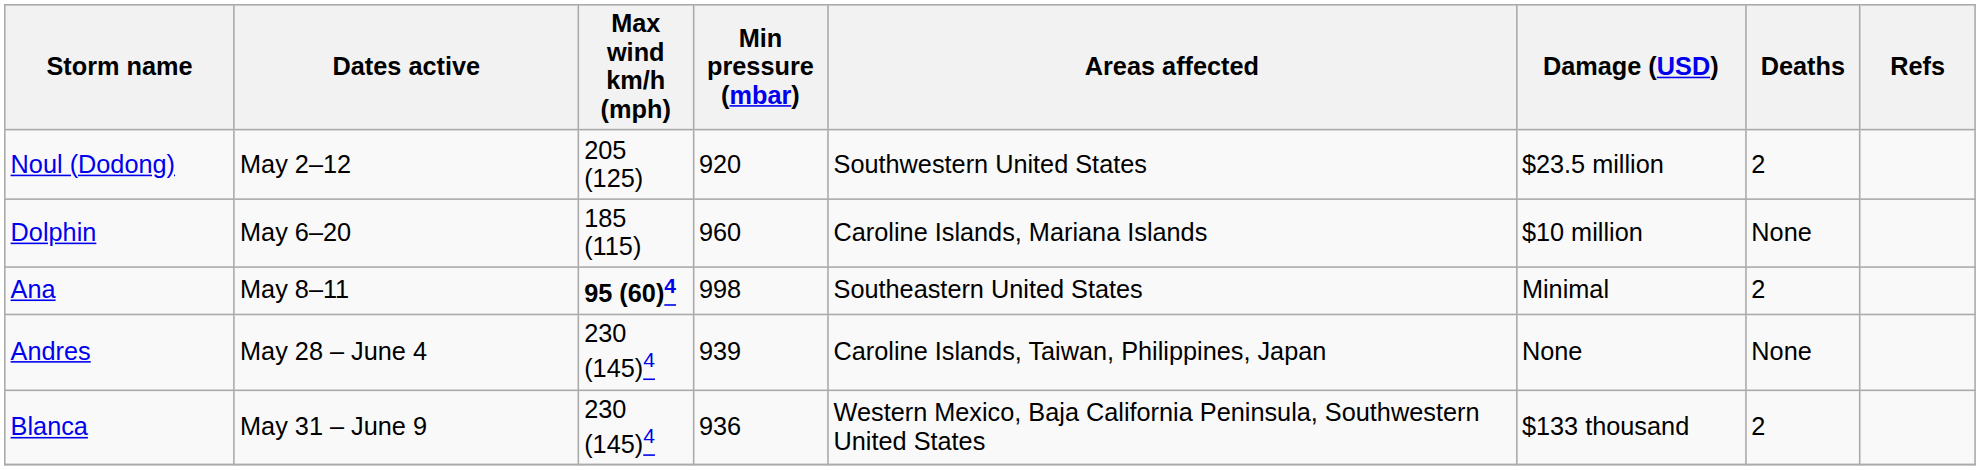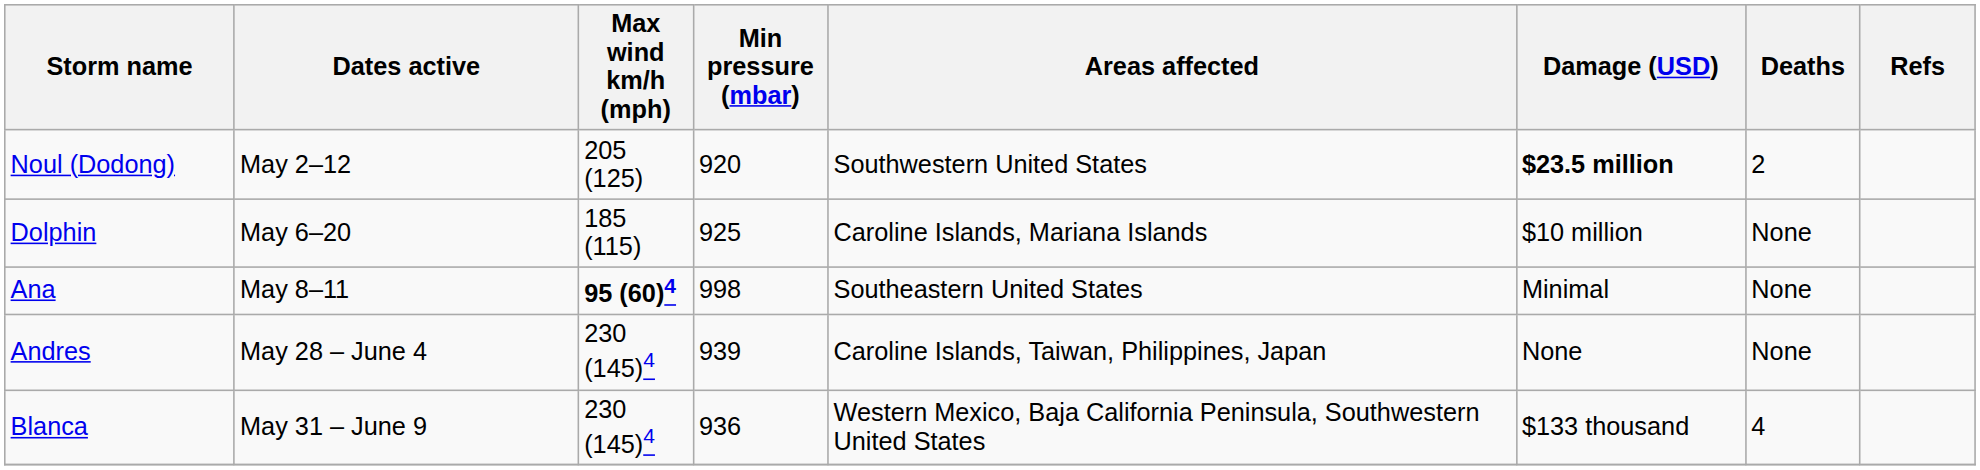(1593, 164) normal -> (1598, 164) bold
(720, 232) 960 -> (720, 232) 925
(1758, 290) 2 -> (1782, 290) None
(1758, 426) 2 -> (1758, 426) 4
